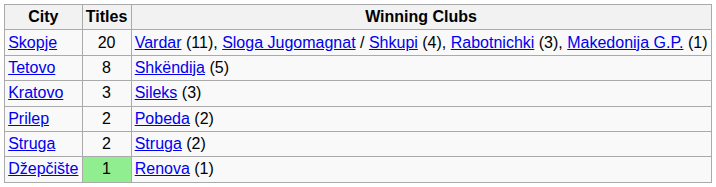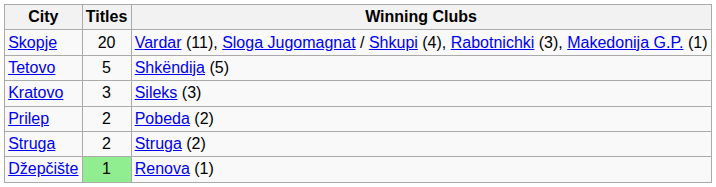(107, 67) 8 -> (107, 67) 5
